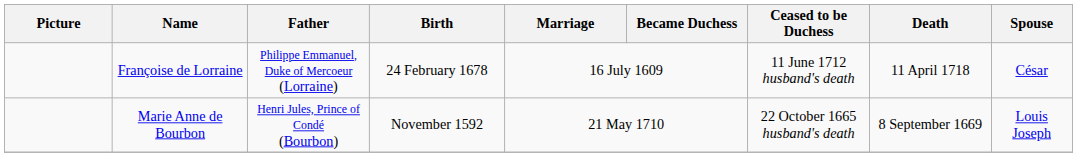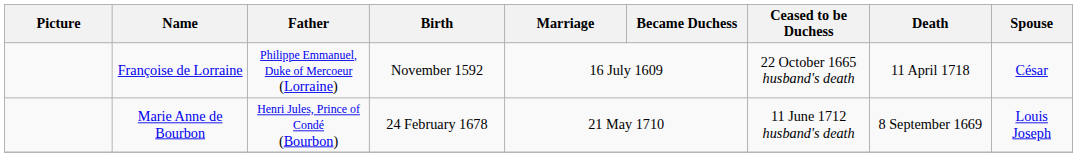(437, 70) 24 February 1678 -> (437, 70) November 1592
(809, 70) 11 June 1712 husband's death -> (809, 70) 22 October 1665 husband's death
(437, 125) November 1592 -> (437, 125) 24 February 1678
(809, 125) 22 October 1665 husband's death -> (809, 125) 11 June 1712 husband's death
